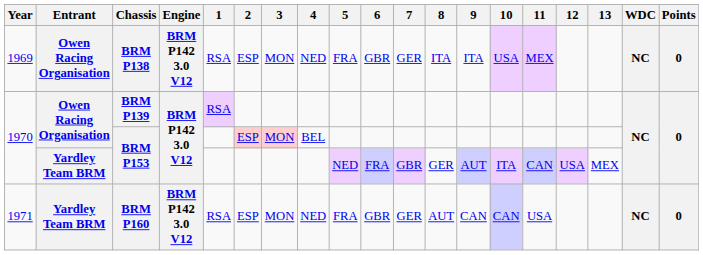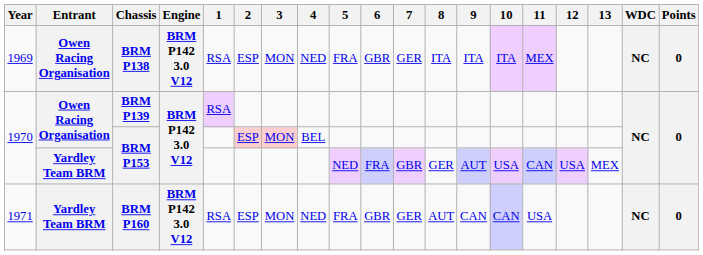(506, 58) USA -> (506, 58) ITA
(506, 166) ITA -> (506, 166) USA
